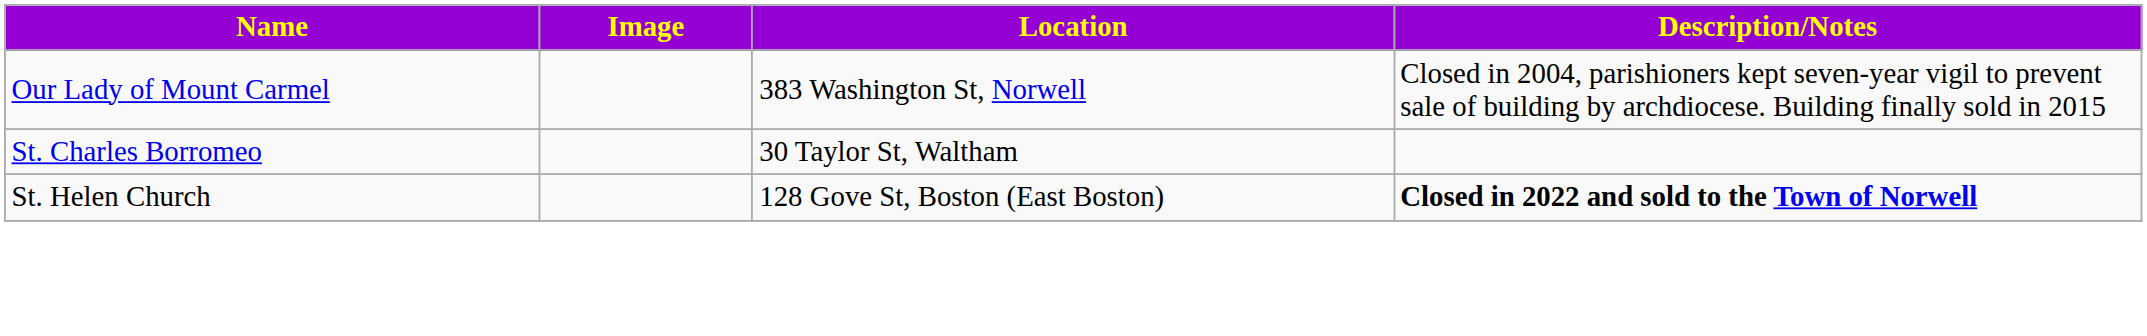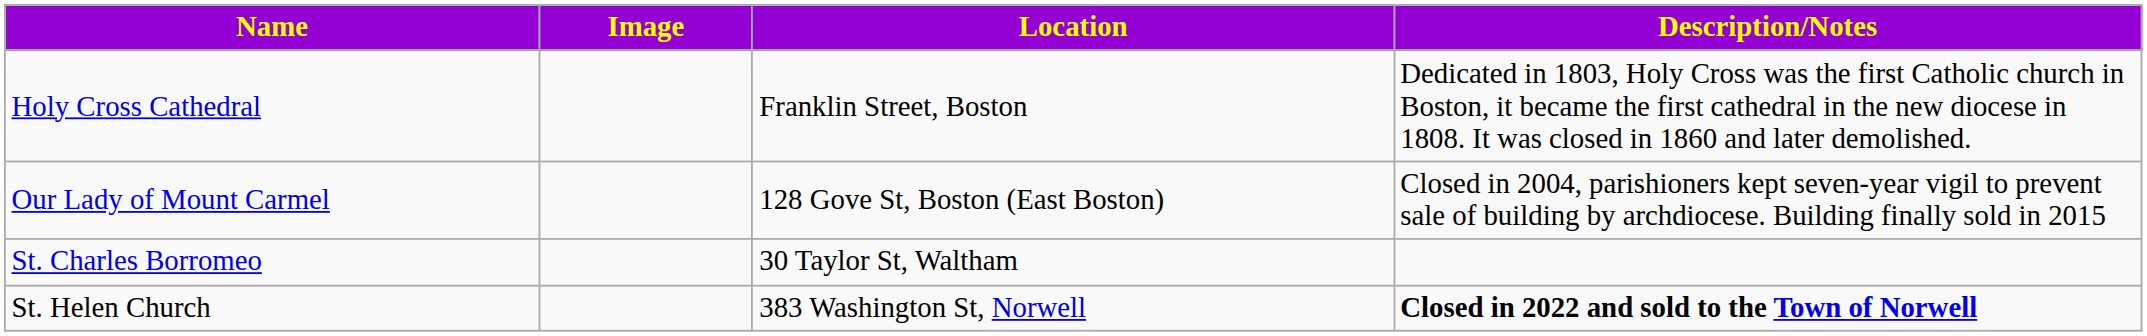+ row: (136, 105)
(923, 89) 383 Washington St, Norwell -> (962, 199) 128 Gove St, Boston (East Boston)
(962, 196) 128 Gove St, Boston (East Boston) -> (923, 307) 383 Washington St, Norwell
